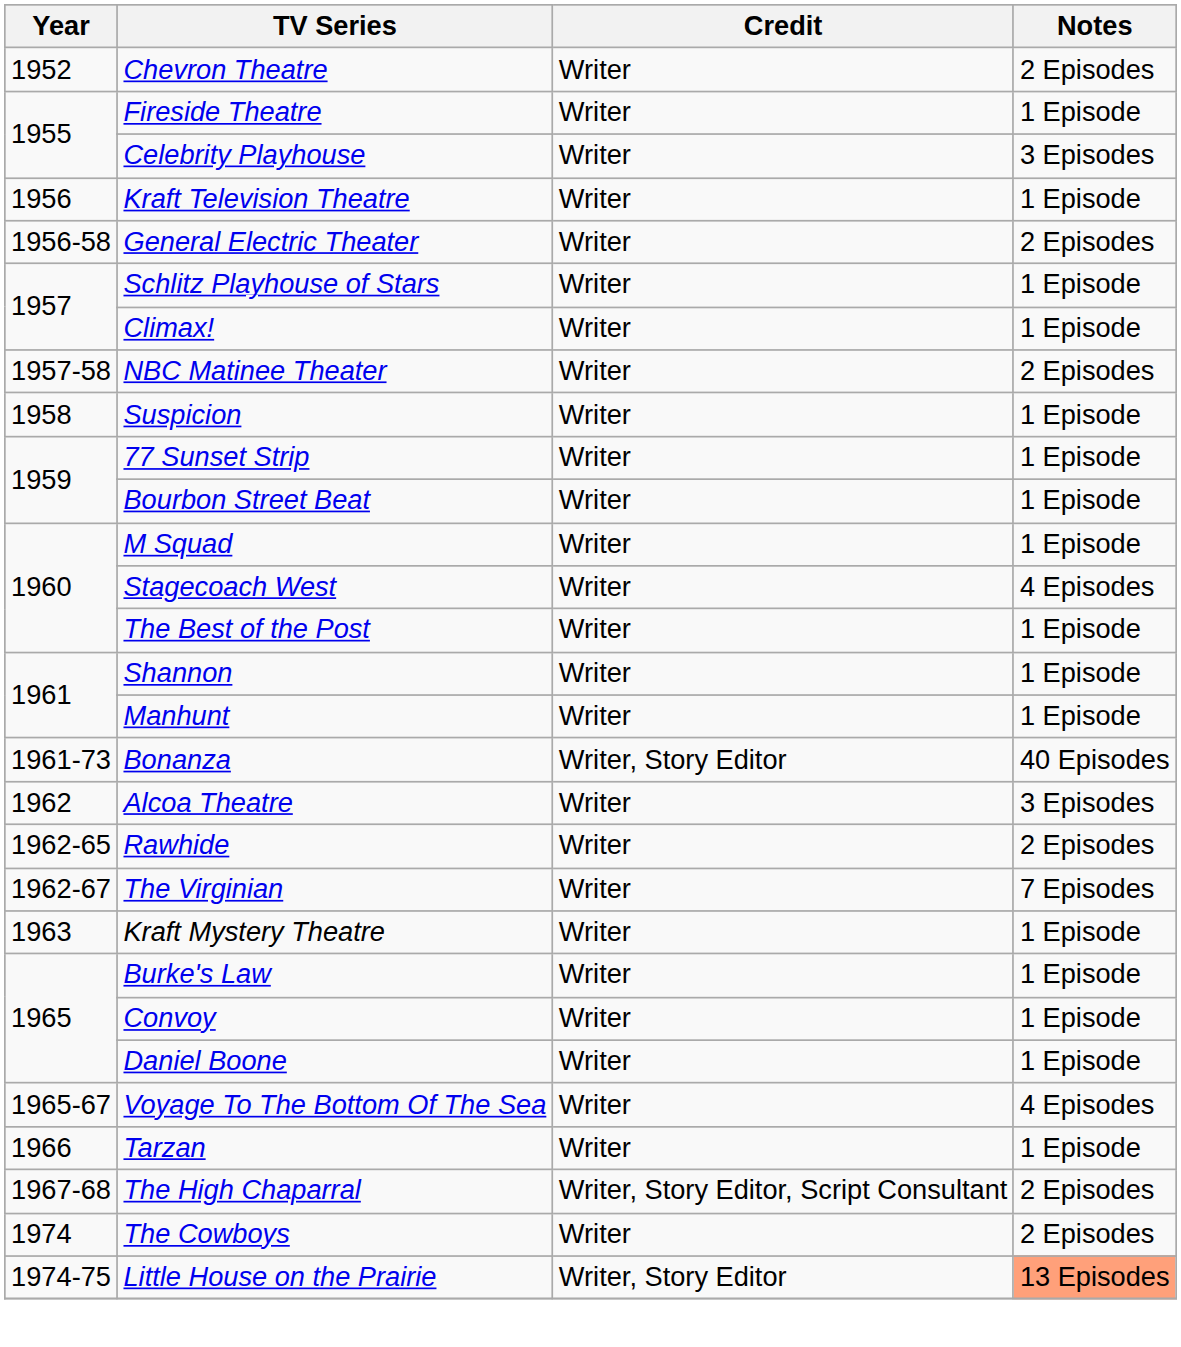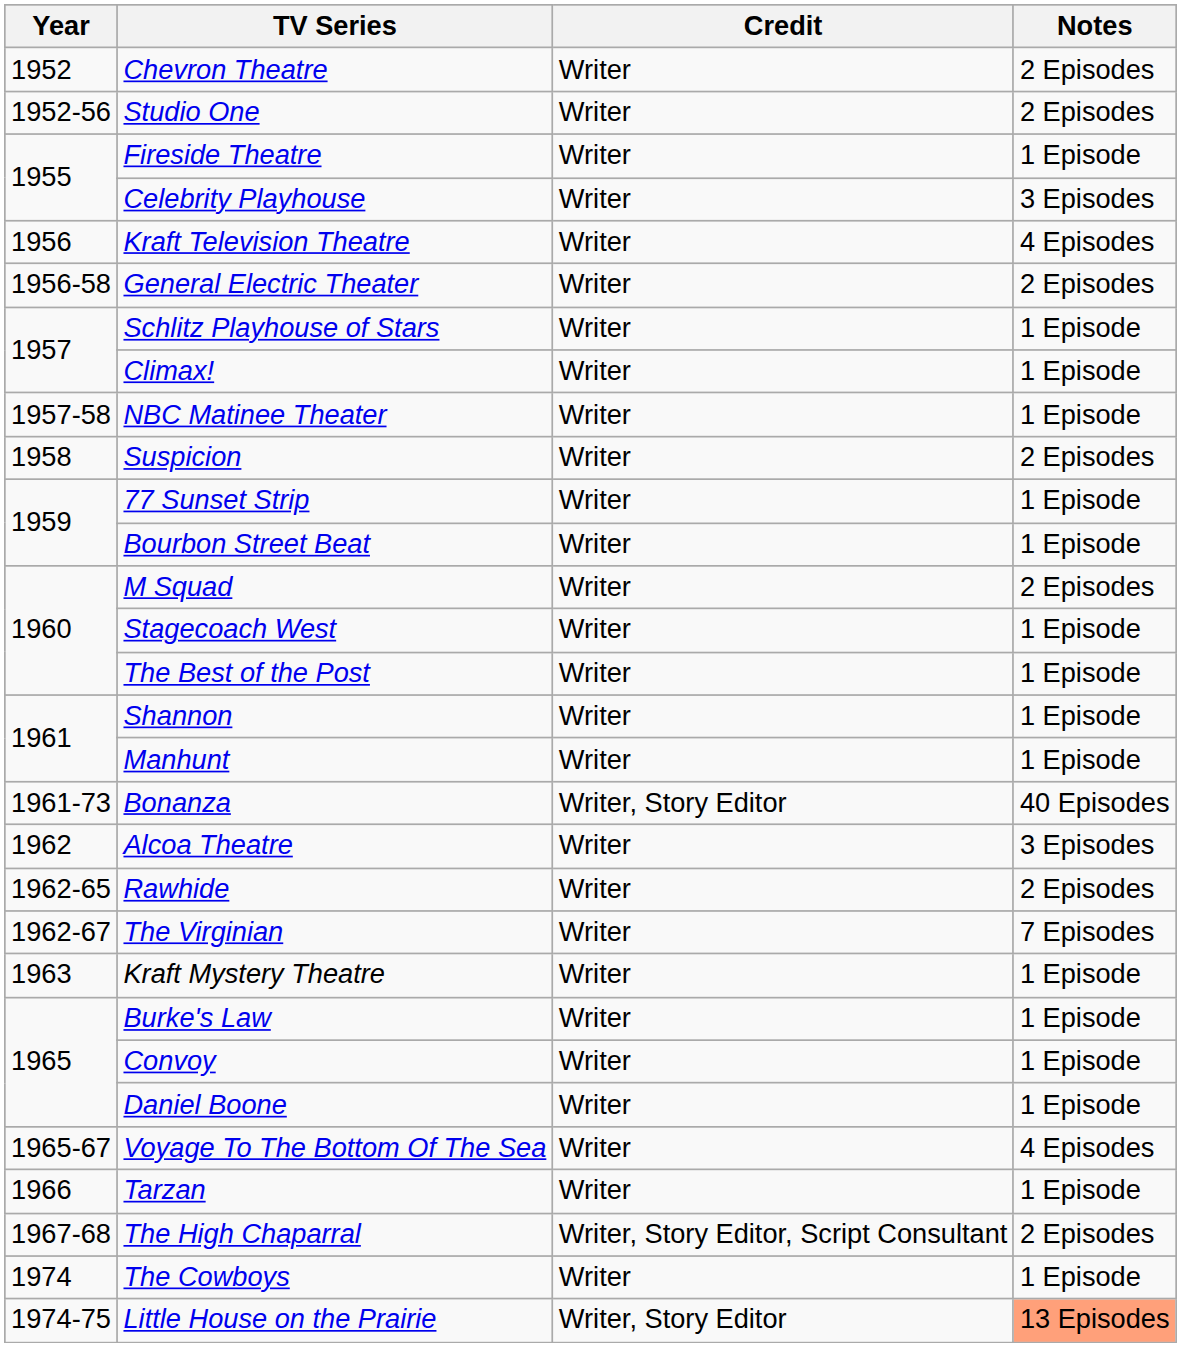+ row: (192, 112)
(1080, 198) 1 Episode -> (1087, 241) 4 Episodes
(1087, 371) 2 Episodes -> (1080, 414) 1 Episode
(1080, 414) 1 Episode -> (1087, 457) 2 Episodes
(1080, 543) 1 Episode -> (1087, 586) 2 Episodes
(1087, 586) 4 Episodes -> (1080, 629) 1 Episode
(1087, 1233) 2 Episodes -> (1080, 1277) 1 Episode
